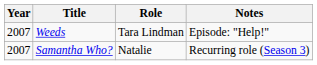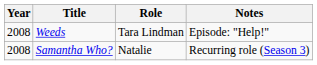(19, 32) 2007 -> (19, 32) 2008
(19, 50) 2007 -> (19, 50) 2008
